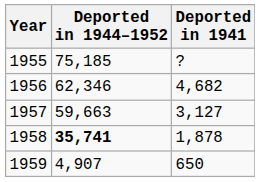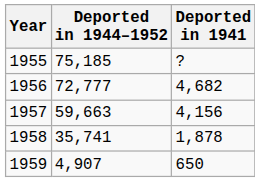(83, 87) 62,346 -> (83, 87) 72,777
(199, 112) 3,127 -> (199, 112) 4,156
(83, 138) bold -> (83, 138) normal
